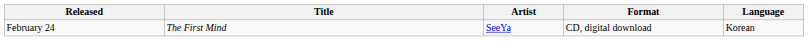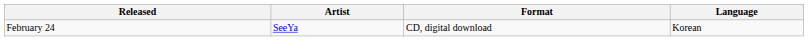- column: (324, 12)
